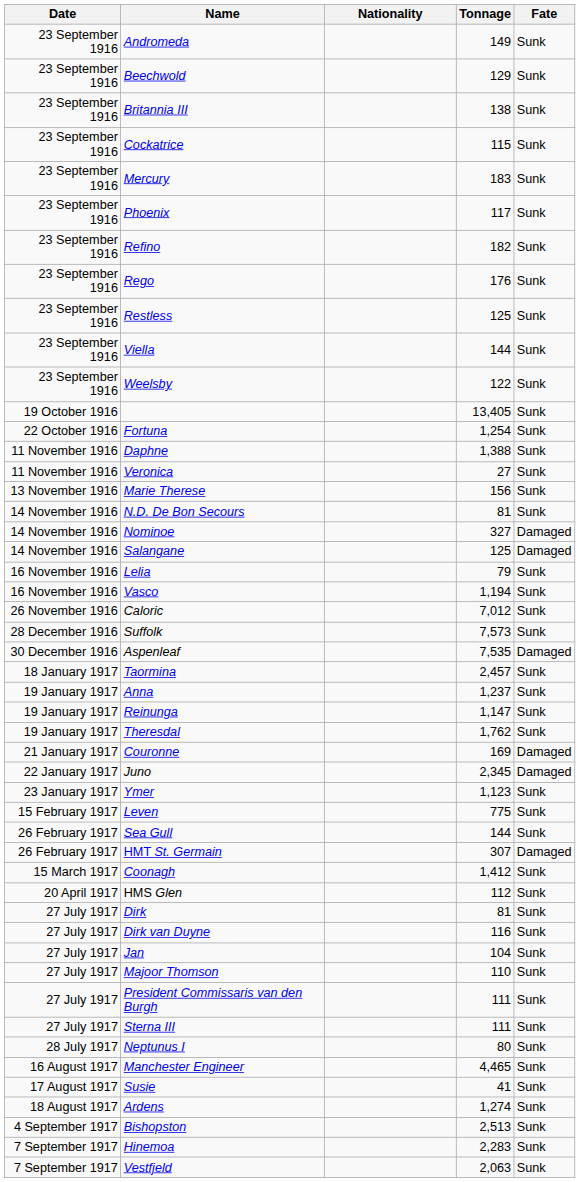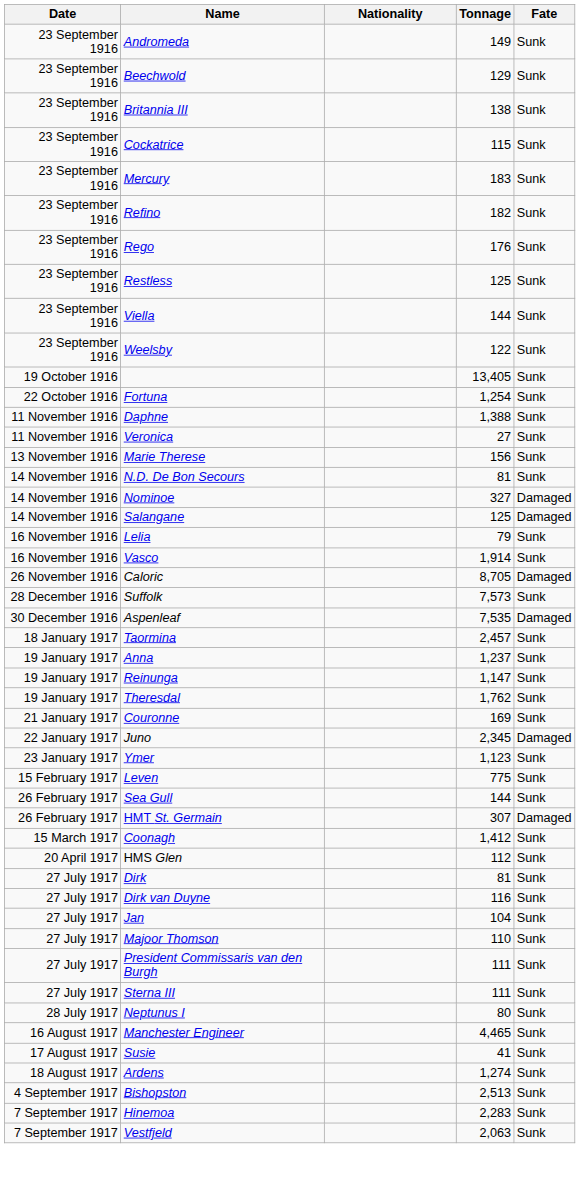- row: (147, 213)
(495, 591) 1,194 -> (495, 557) 1,914
(495, 611) 7,012 -> (495, 577) 8,705
(531, 611) Sunk -> (544, 577) Damaged
(544, 752) Damaged -> (531, 718) Sunk
